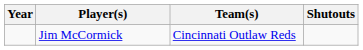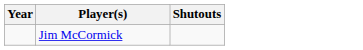- column: (237, 14)
